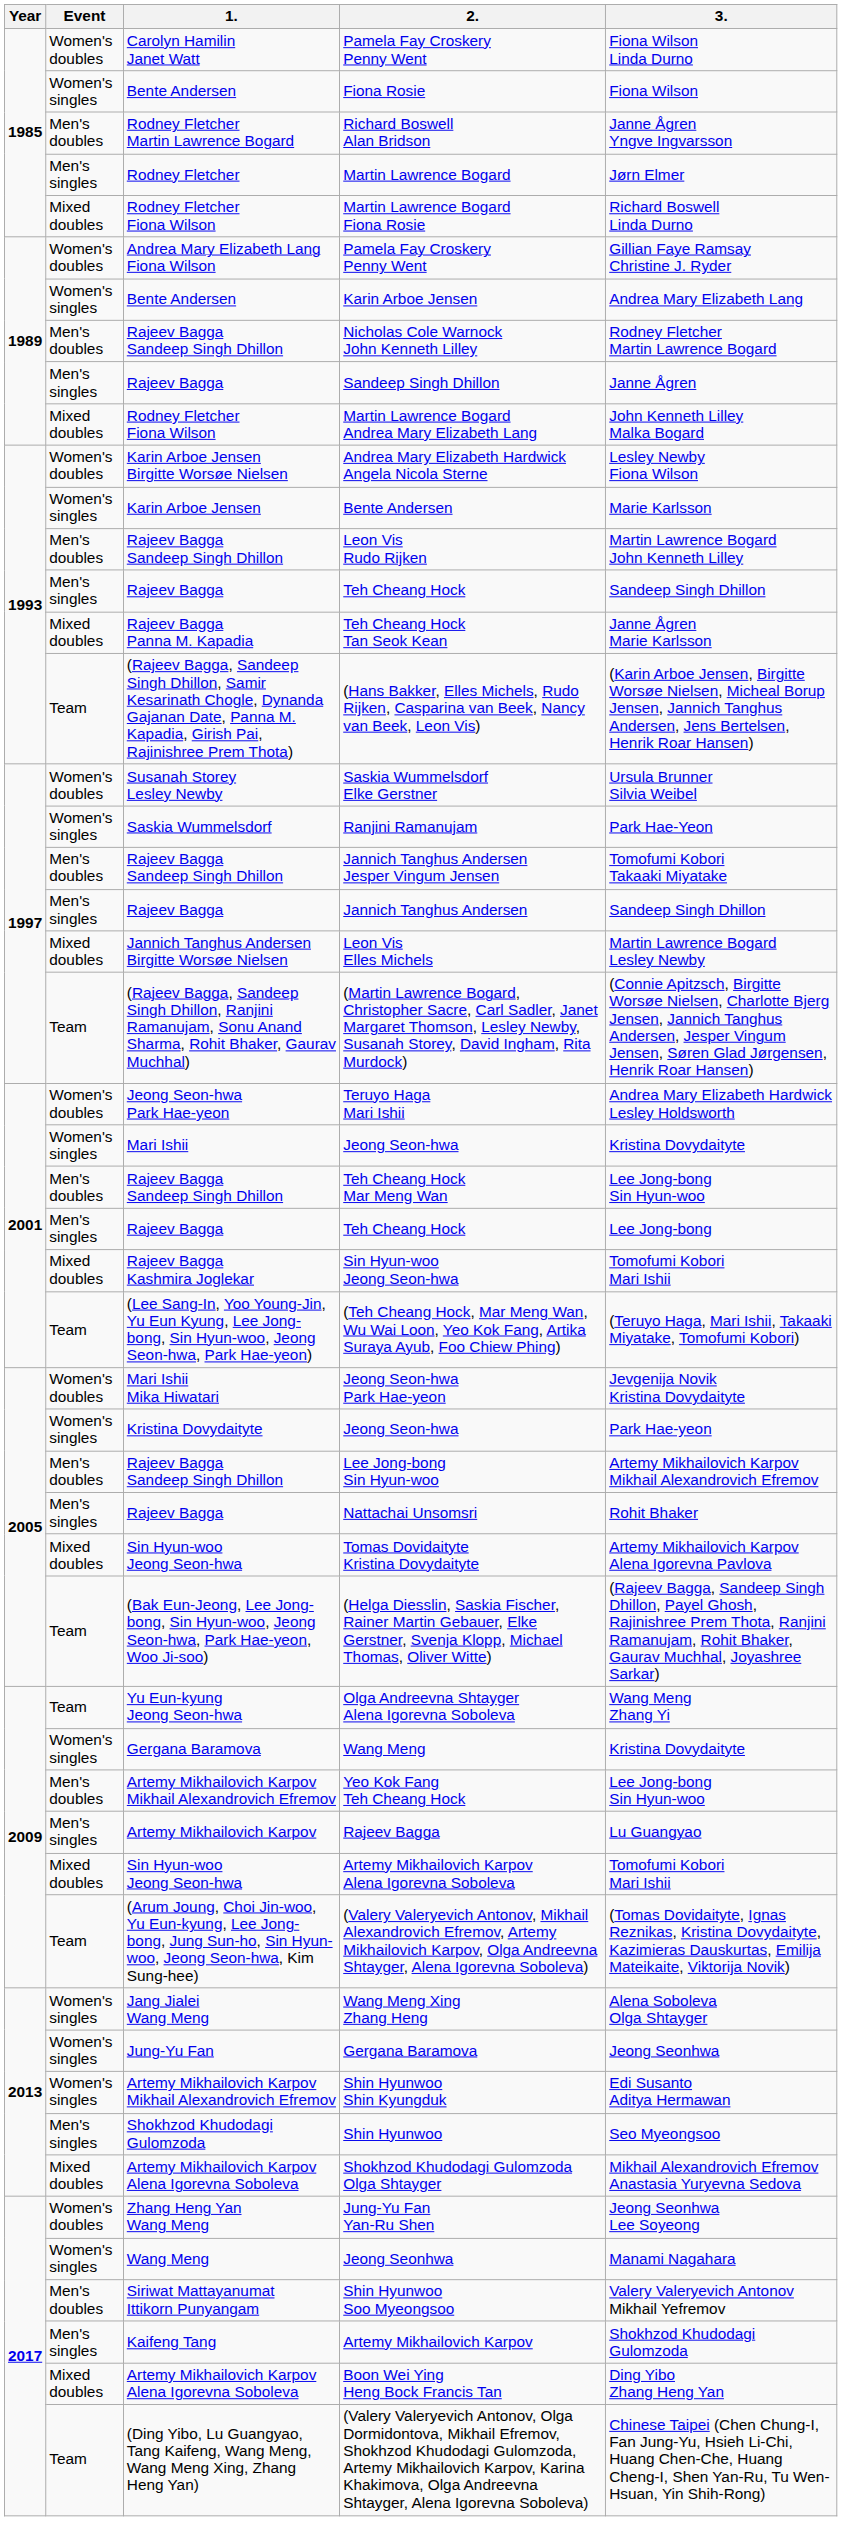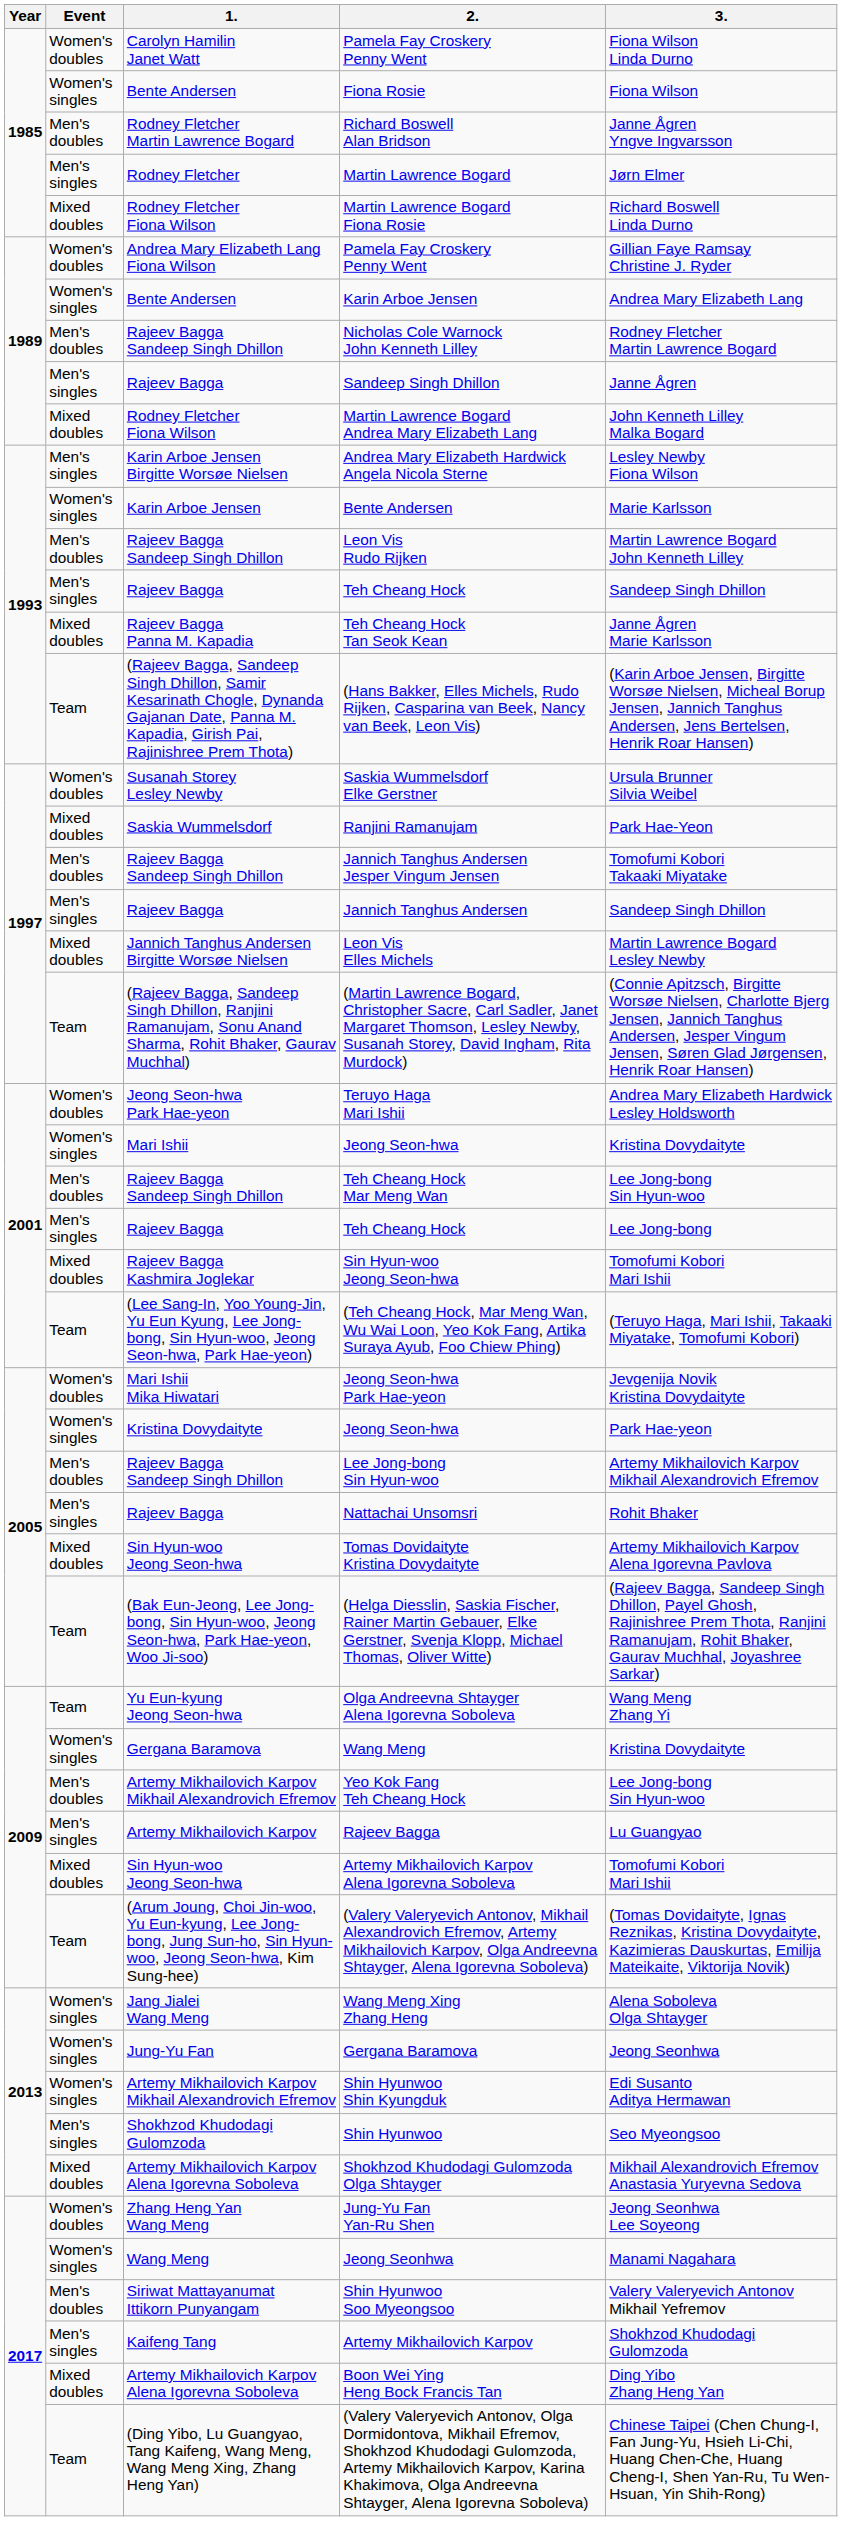(81, 466) Women's doubles -> (73, 466) Men's singles
(81, 826) Women's singles -> (76, 826) Mixed doubles
